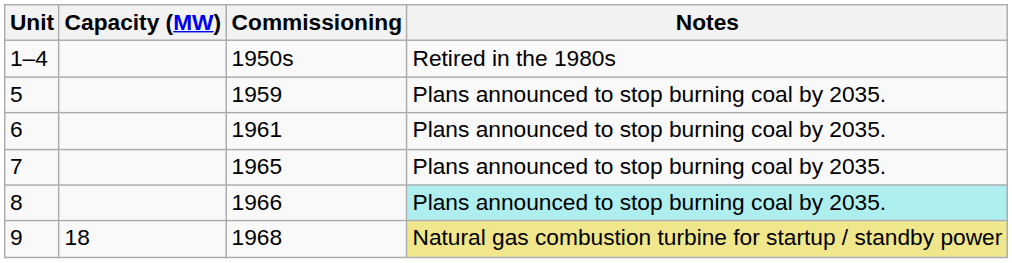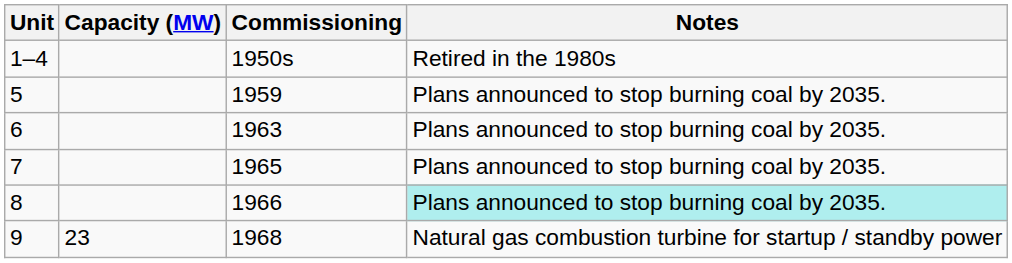(257, 130) 1961 -> (257, 130) 1963
(77, 238) 18 -> (77, 238) 23
(707, 238) khaki background -> (707, 238) no background
